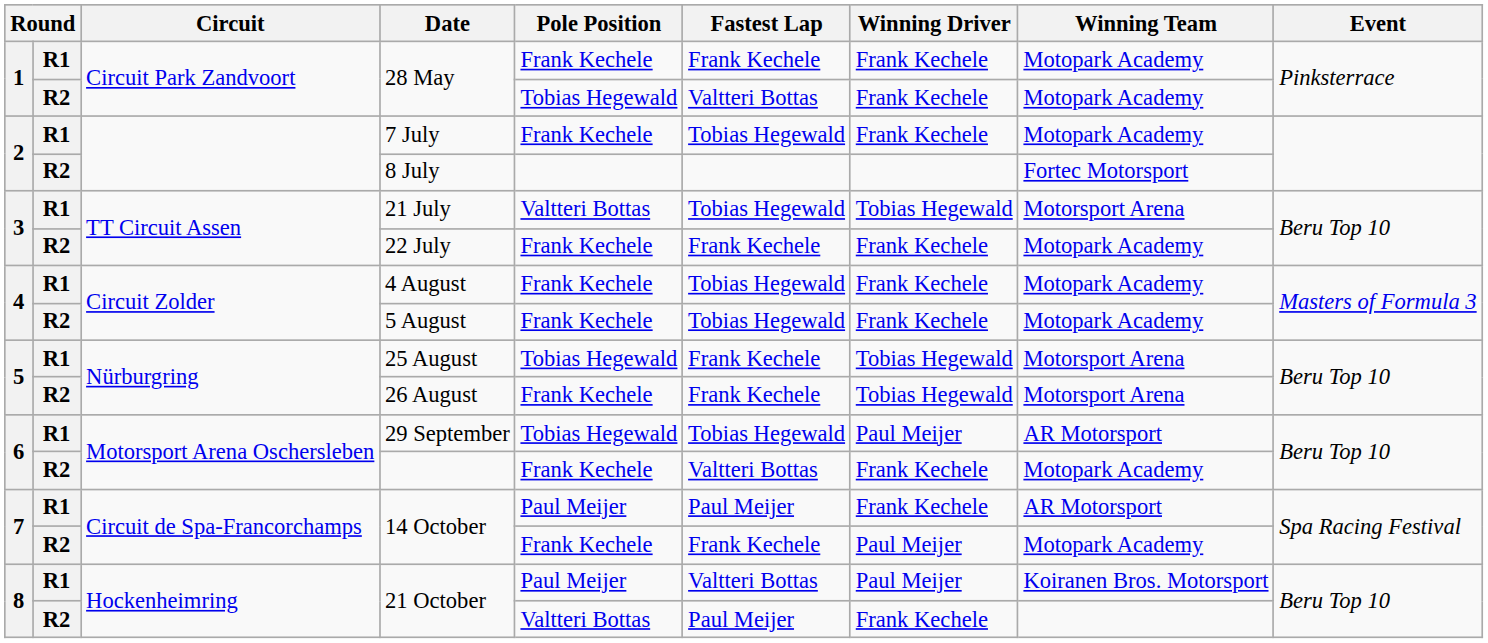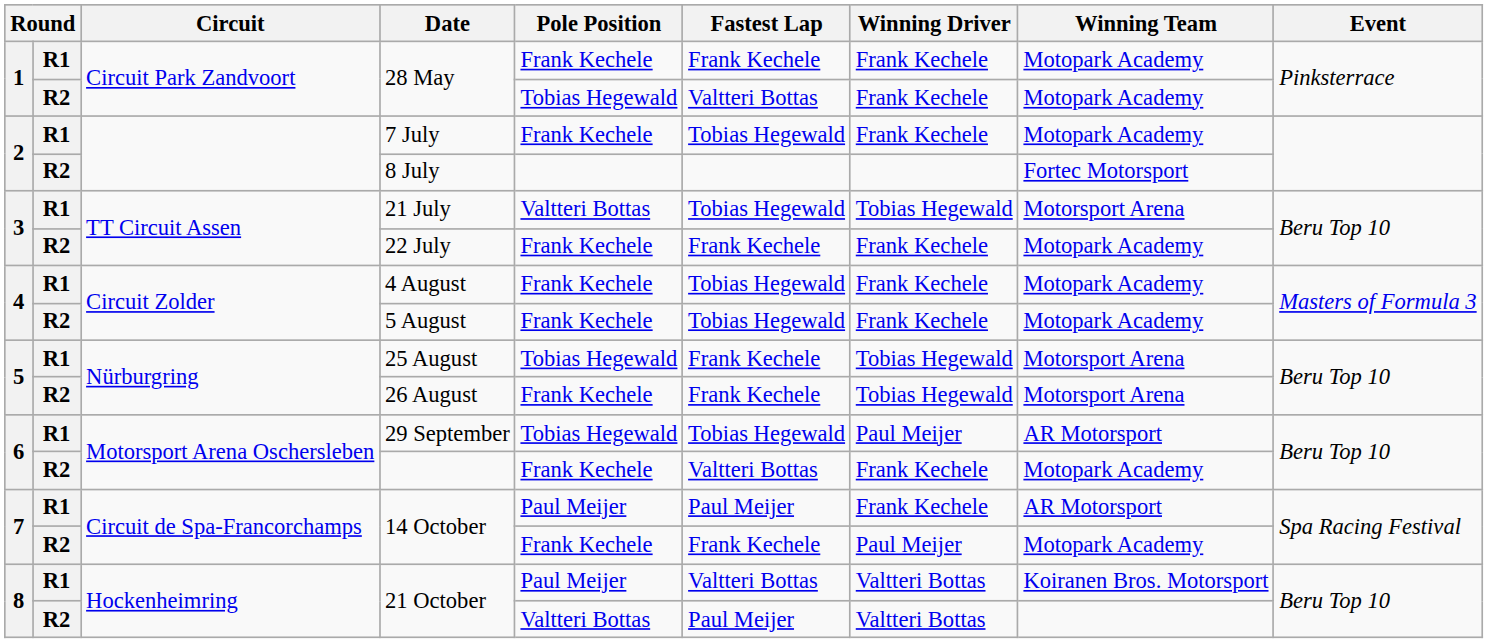(909, 581) Paul Meijer -> (921, 581) Valtteri Bottas
(922, 618) Frank Kechele -> (921, 618) Valtteri Bottas
